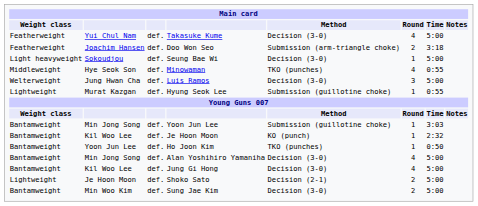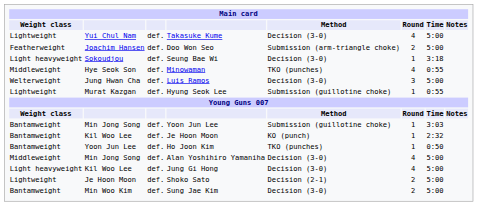(37, 36) Featherweight -> (33, 36) Lightweight
(435, 47) 3:18 -> (435, 47) 5:00
(435, 58) 5:00 -> (435, 58) 3:18
(35, 158) Bantamweight -> (35, 158) Middleweight
(35, 169) Bantamweight -> (46, 169) Light heavyweight
